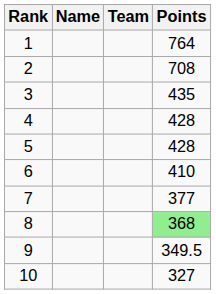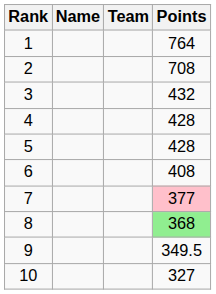(182, 95) 435 -> (182, 95) 432
(182, 172) 410 -> (182, 172) 408
(182, 198) no background -> (182, 198) pink background
